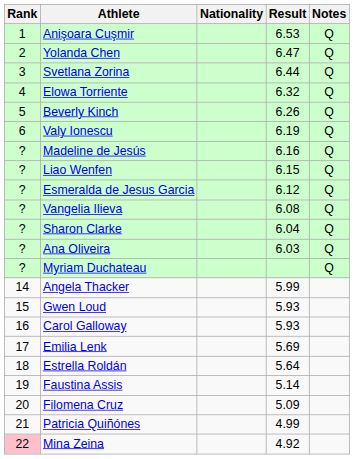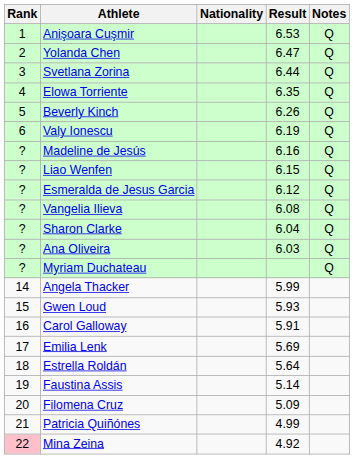(288, 92) 6.32 -> (288, 92) 6.35
(288, 326) 5.93 -> (288, 326) 5.91
